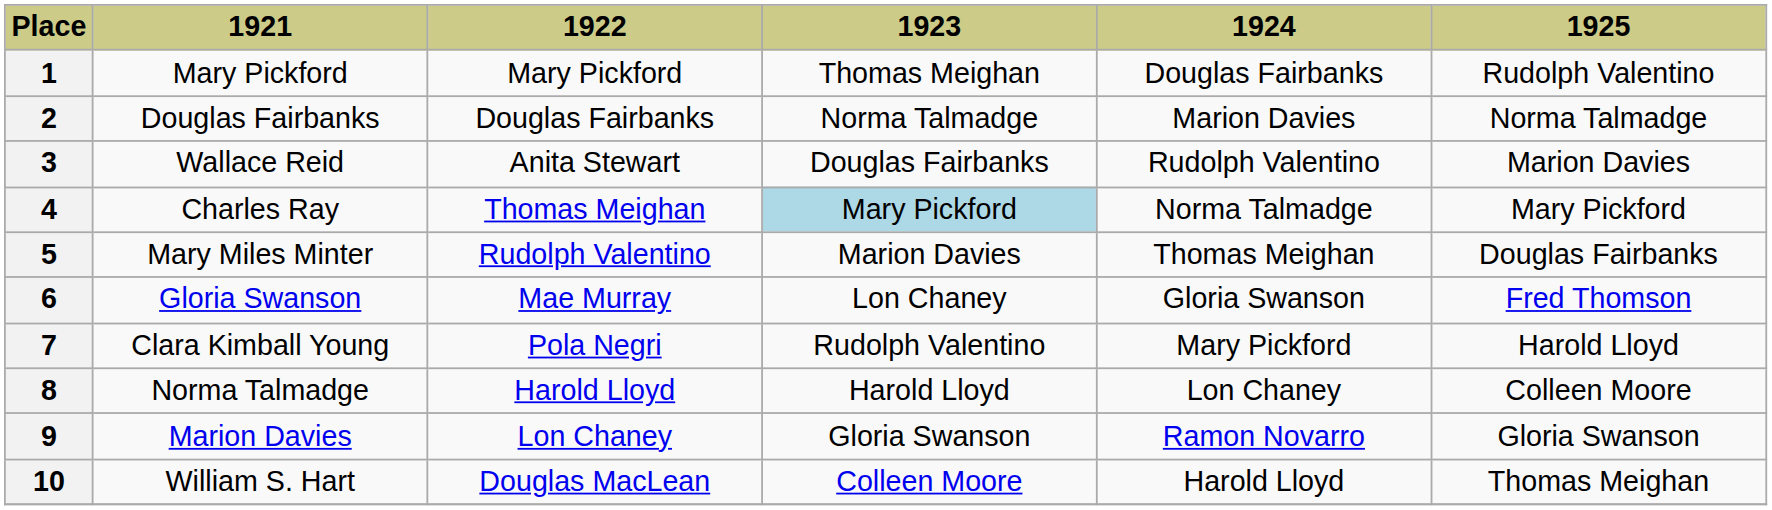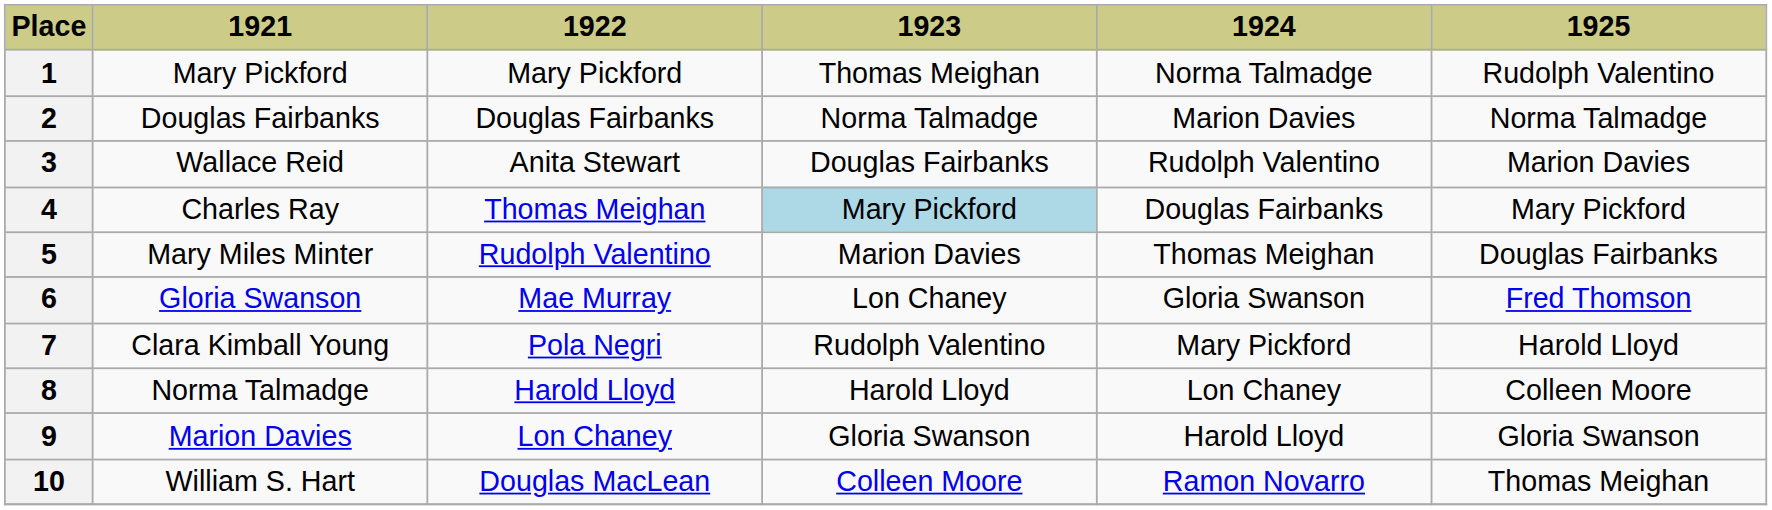(1264, 72) Douglas Fairbanks -> (1264, 72) Norma Talmadge
(1264, 208) Norma Talmadge -> (1264, 208) Douglas Fairbanks
(1264, 436) Ramon Novarro -> (1264, 436) Harold Lloyd
(1264, 481) Harold Lloyd -> (1264, 481) Ramon Novarro
